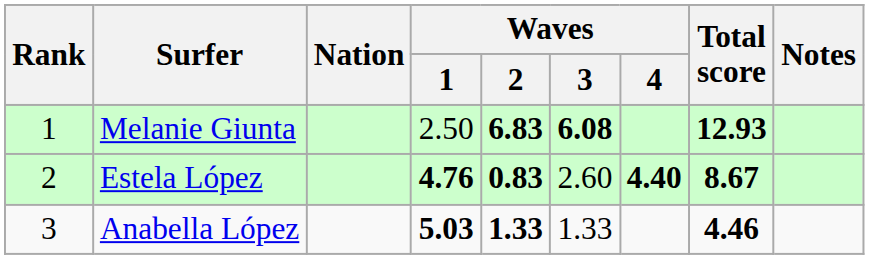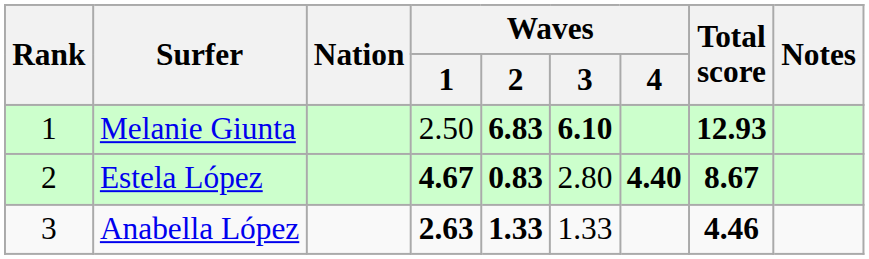(585, 128) 6.08 -> (585, 128) 6.10
(446, 178) 4.76 -> (446, 178) 4.67
(585, 178) 2.60 -> (585, 178) 2.80
(446, 228) 5.03 -> (446, 228) 2.63
